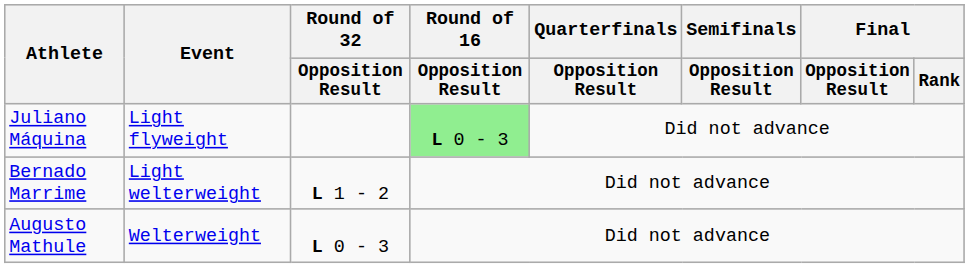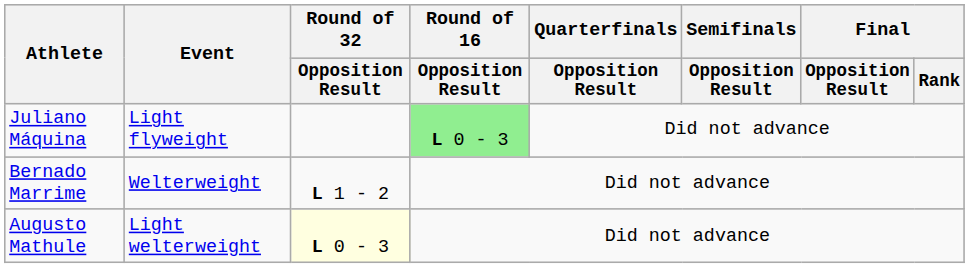(195, 183) Light welterweight -> (195, 183) Welterweight
(195, 236) Welterweight -> (195, 236) Light welterweight
(350, 247) no background -> (350, 247) lightyellow background
